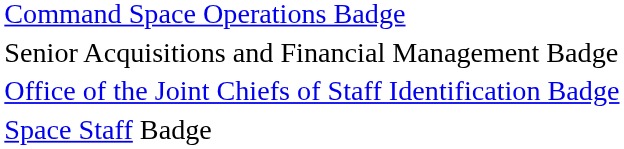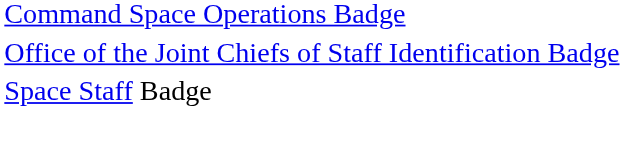- row: (311, 52)
